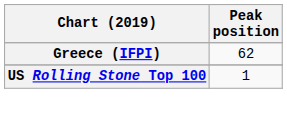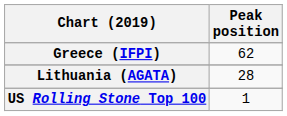+ row: (107, 77)
